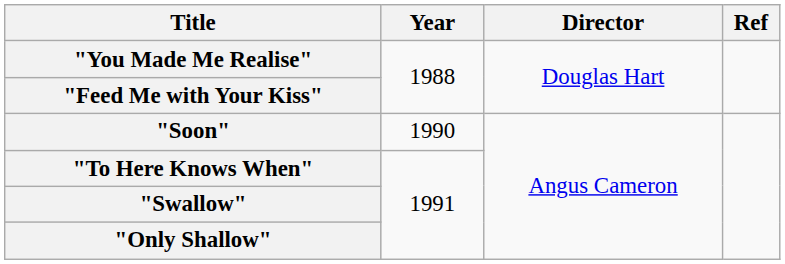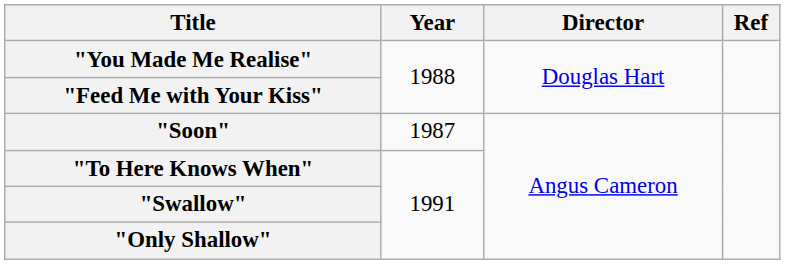(432, 131) 1990 -> (432, 131) 1987
